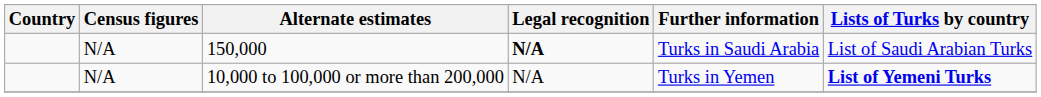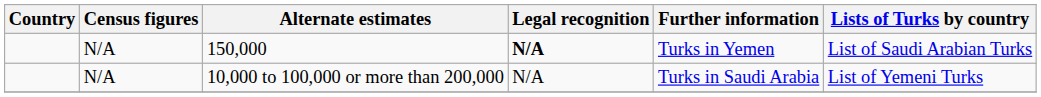(739, 48) Turks in Saudi Arabia -> (716, 48) Turks in Yemen
(716, 77) Turks in Yemen -> (739, 77) Turks in Saudi Arabia
(909, 77) bold -> (905, 77) normal
